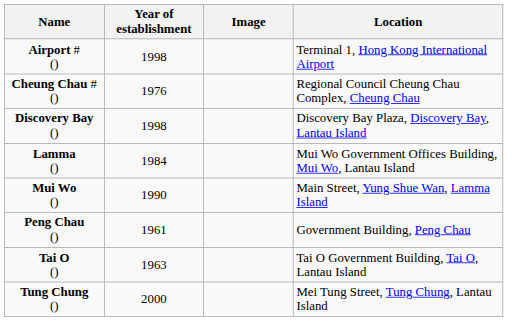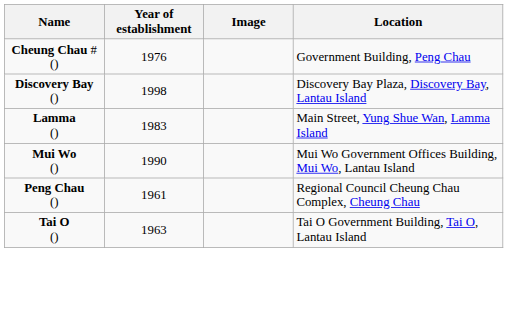- row: (54, 56)
(378, 91) Regional Council Cheung Chau Complex, Cheung Chau -> (384, 56) Government Building, Peng Chau
(154, 160) 1984 -> (154, 125) 1983
(397, 160) Mui Wo Government Offices Building, Mui Wo, Lantau Island -> (393, 125) Main Street, Yung Shue Wan, Lamma Island
(393, 195) Main Street, Yung Shue Wan, Lamma Island -> (397, 160) Mui Wo Government Offices Building, Mui Wo, Lantau Island
(384, 230) Government Building, Peng Chau -> (378, 195) Regional Council Cheung Chau Complex, Cheung Chau
- row: (54, 299)
